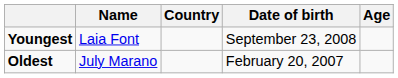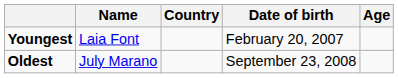(291, 38) September 23, 2008 -> (285, 38) February 20, 2007
(285, 61) February 20, 2007 -> (291, 61) September 23, 2008
